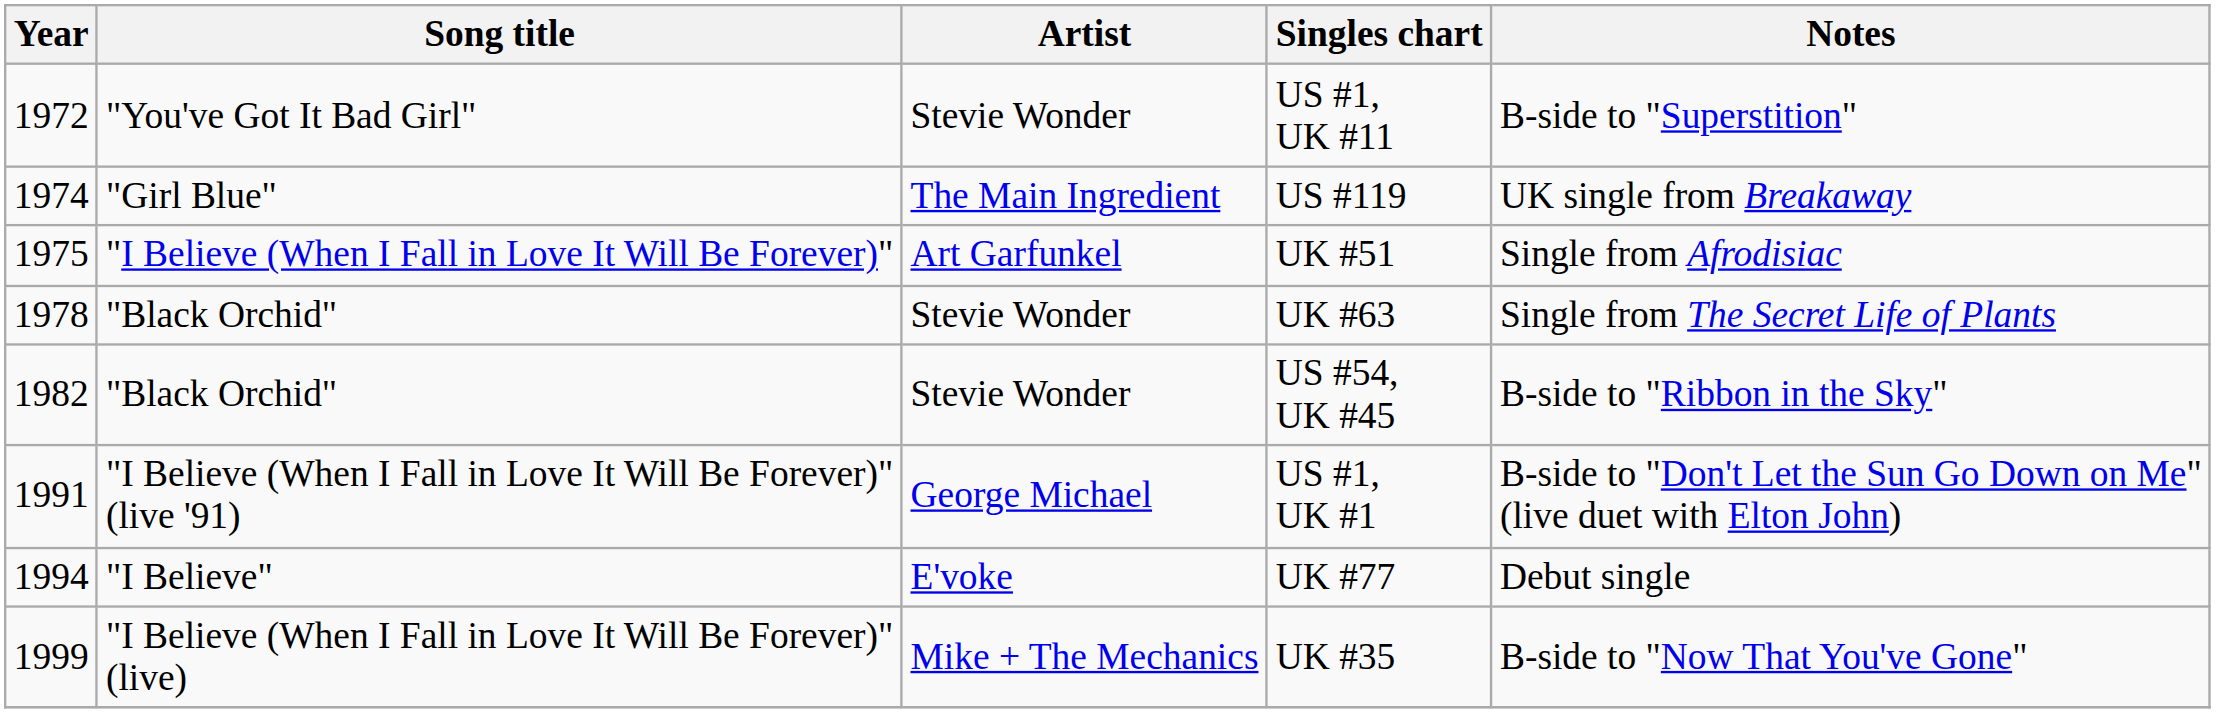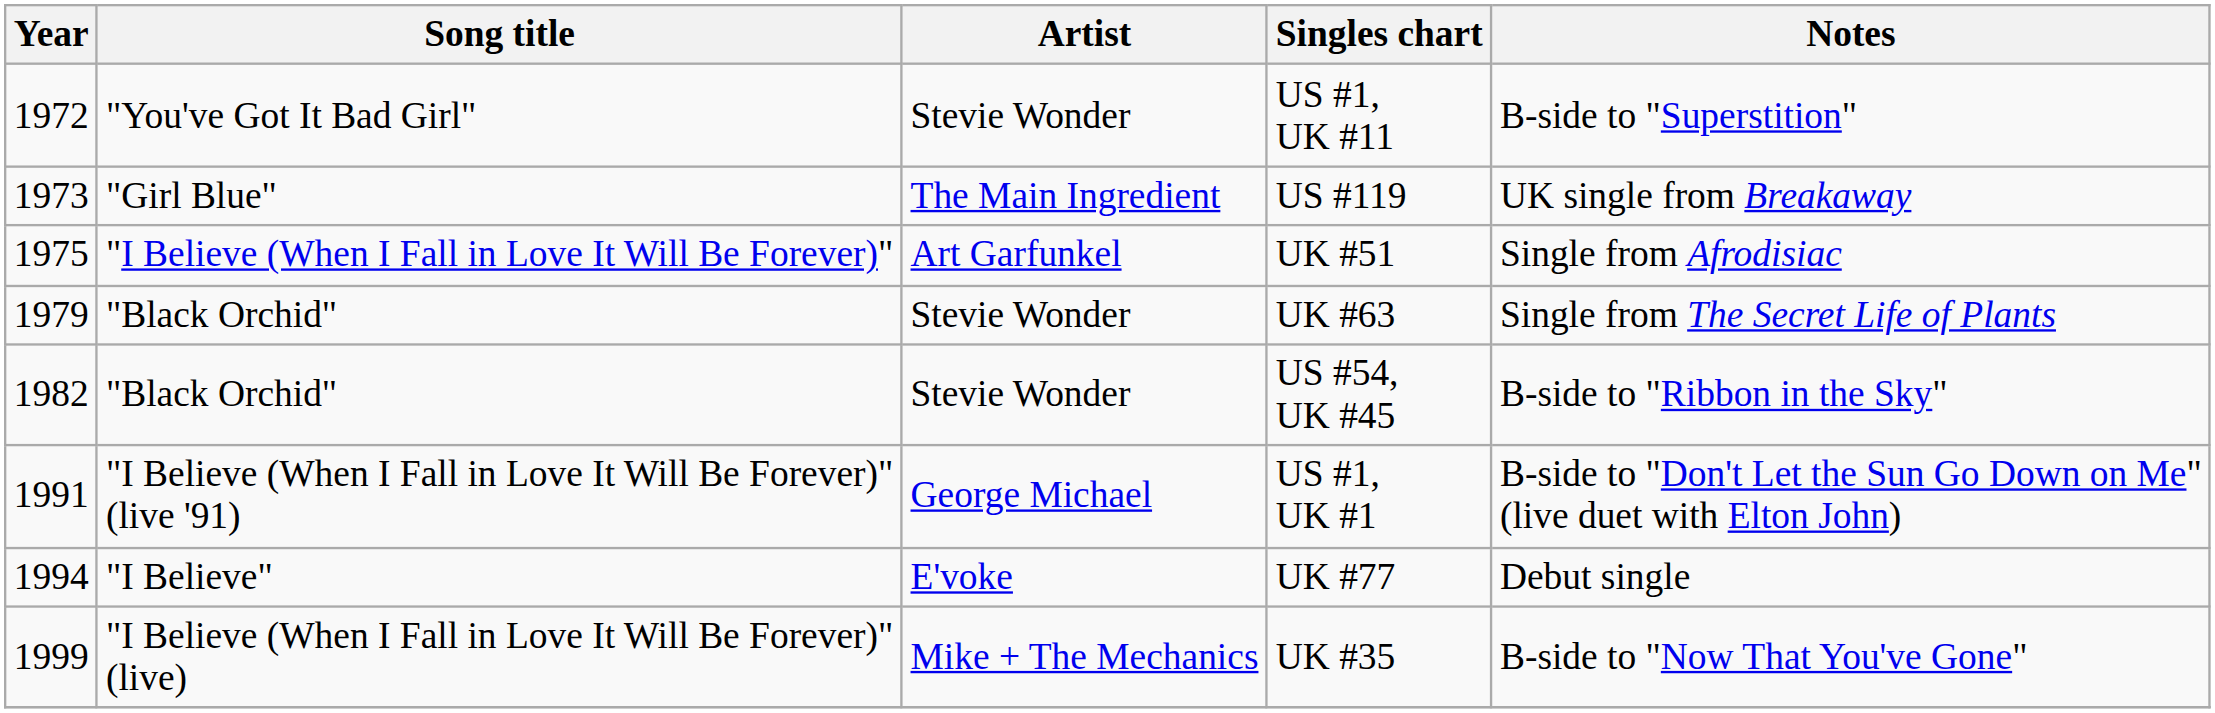(51, 195) 1974 -> (51, 195) 1973
(51, 313) 1978 -> (51, 313) 1979
